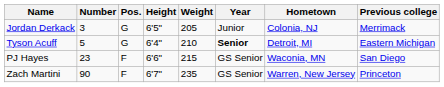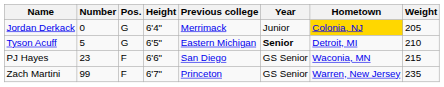columns swapped: (197, 12) <-> (398, 12)
(82, 27) 3 -> (82, 27) 0
(154, 27) 6'5" -> (154, 27) 6'4"
(292, 27) no background -> (338, 27) gold background
(154, 43) 6'4" -> (154, 43) 6'5"
(85, 74) 90 -> (85, 74) 99
